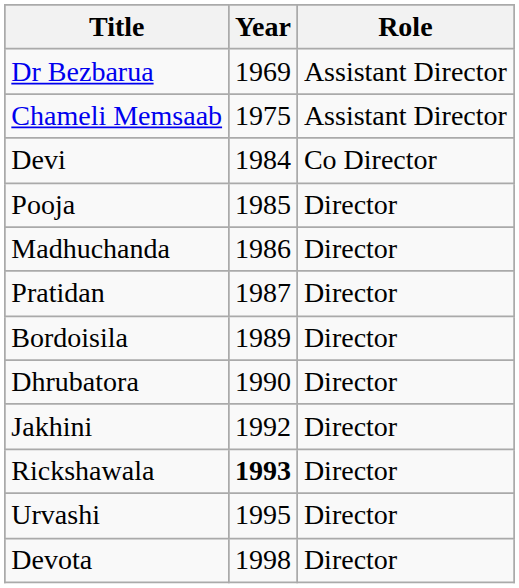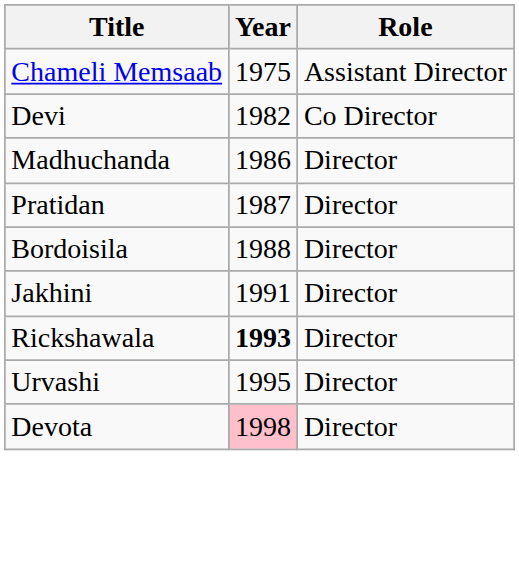- row: (82, 71)
(263, 159) 1984 -> (263, 115) 1982
- row: (43, 204)
(263, 337) 1989 -> (263, 248) 1988
- row: (75, 381)
(263, 426) 1992 -> (263, 293) 1991
(263, 559) no background -> (263, 426) pink background
